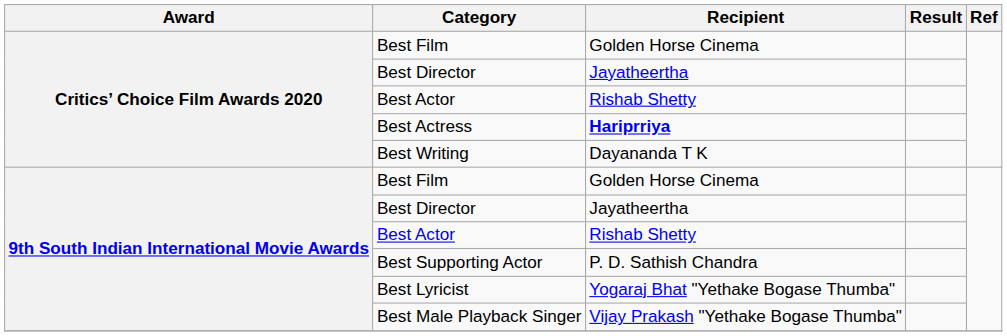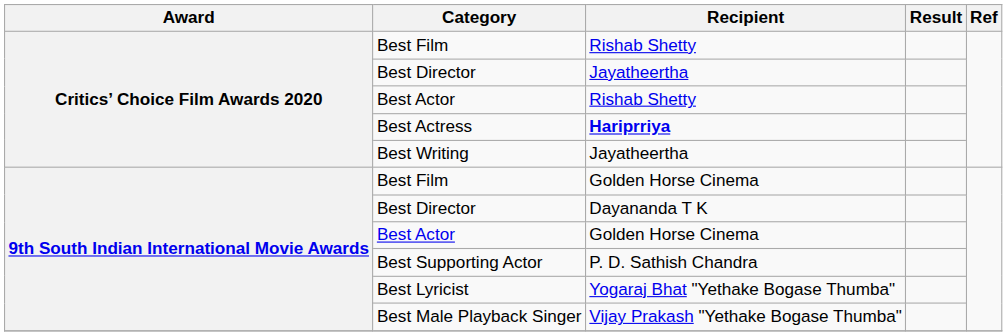(674, 45) Golden Horse Cinema -> (643, 45) Rishab Shetty
(649, 153) Dayananda T K -> (639, 153) Jayatheertha
(639, 208) Jayatheertha -> (649, 208) Dayananda T K
(643, 235) Rishab Shetty -> (674, 235) Golden Horse Cinema
